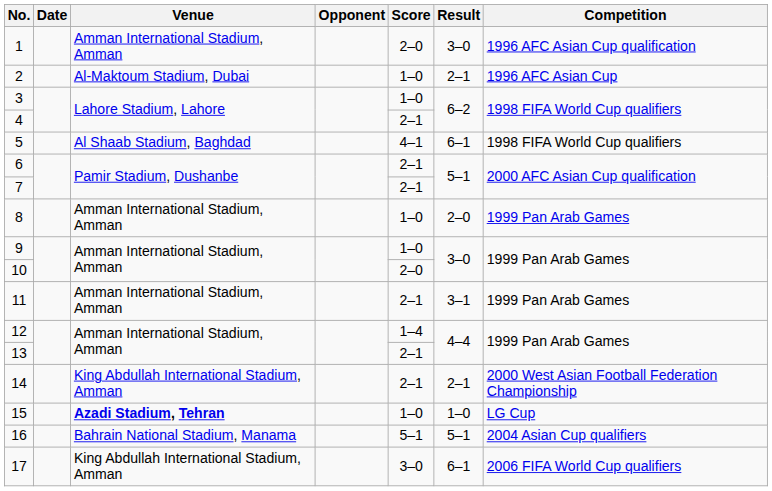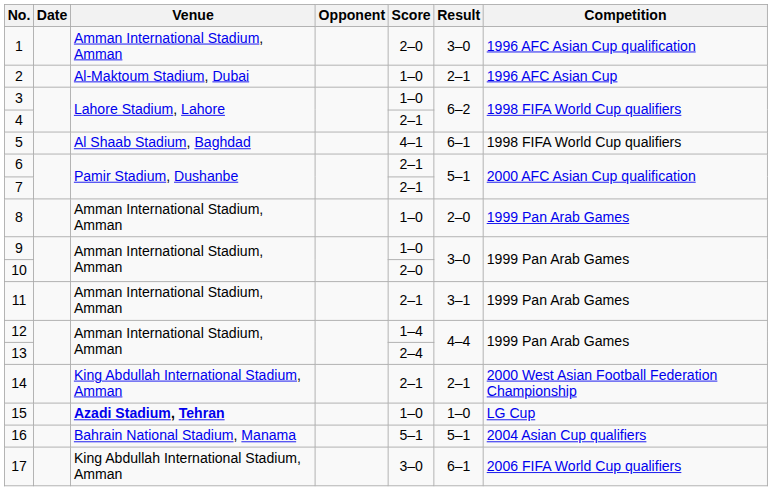(411, 353) 2–1 -> (411, 353) 2–4
